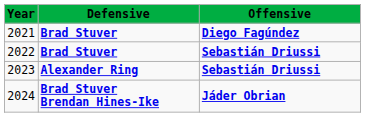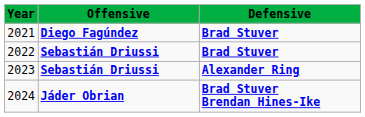columns swapped: (280, 14) <-> (118, 14)
